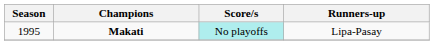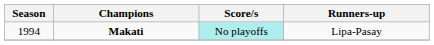(29, 31) 1995 -> (29, 31) 1994
